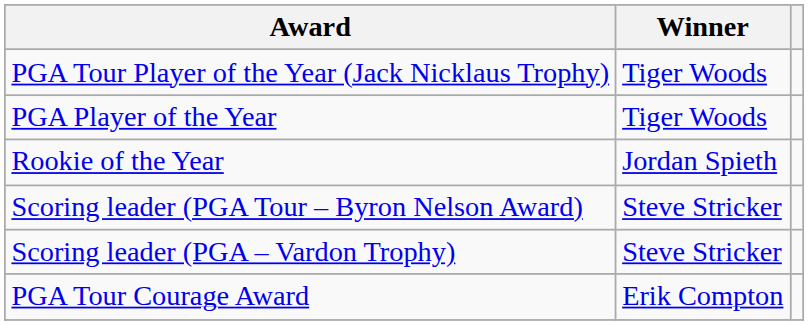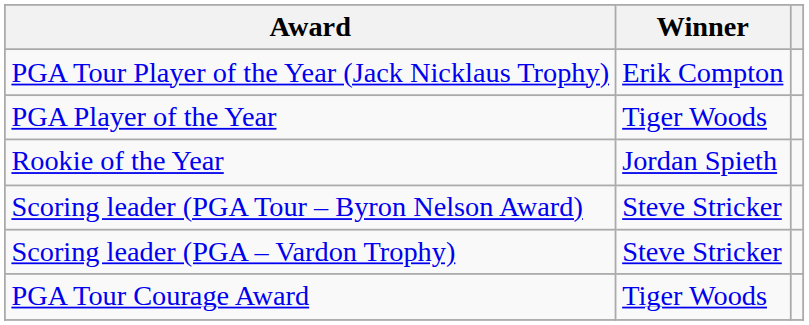(695, 71) Tiger Woods -> (703, 71) Erik Compton
(703, 296) Erik Compton -> (695, 296) Tiger Woods
